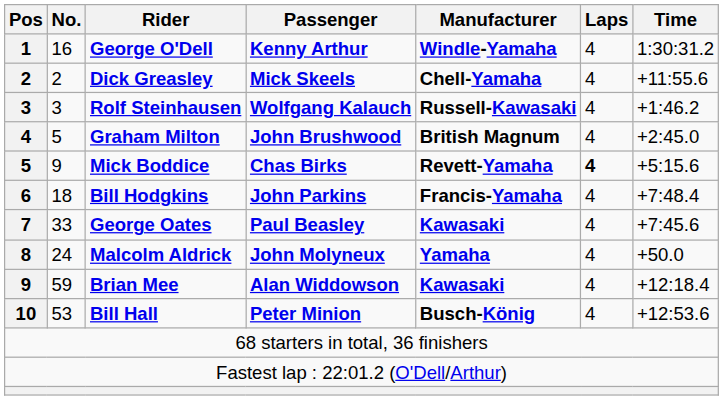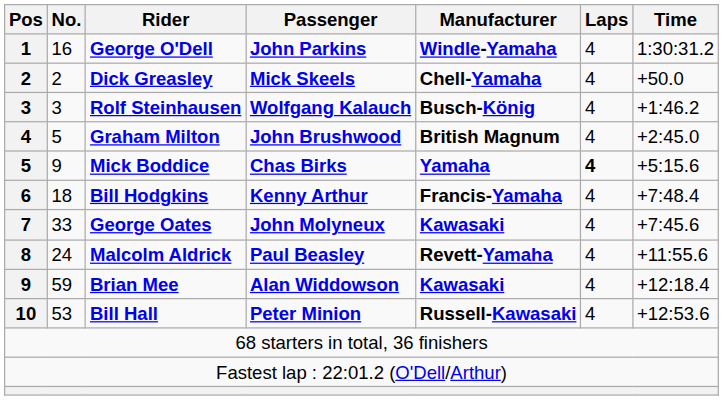(309, 49) Kenny Arthur -> (308, 49) John Parkins
(673, 78) +11:55.6 -> (660, 78) +50.0
(498, 108) Russell-Kawasaki -> (478, 108) Busch-König
(486, 166) Revett-Yamaha -> (455, 166) Yamaha
(308, 196) John Parkins -> (309, 196) Kenny Arthur
(307, 225) Paul Beasley -> (317, 225) John Molyneux
(317, 254) John Molyneux -> (307, 254) Paul Beasley
(455, 254) Yamaha -> (486, 254) Revett-Yamaha
(660, 254) +50.0 -> (673, 254) +11:55.6
(478, 313) Busch-König -> (498, 313) Russell-Kawasaki
